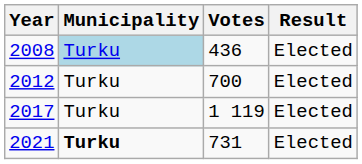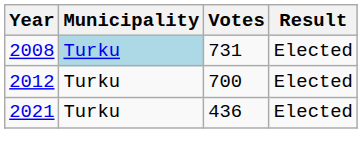(225, 51) 436 -> (225, 51) 731
- row: (32, 112)
(92, 143) bold -> (92, 112) normal
(225, 143) 731 -> (225, 112) 436
